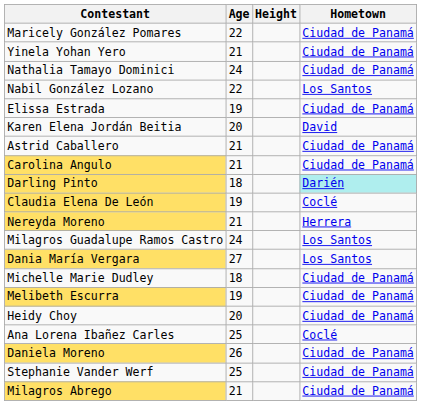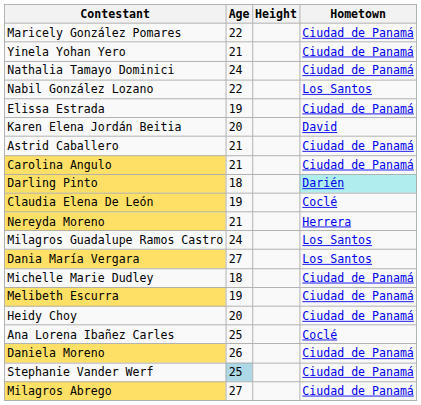(236, 372) no background -> (236, 372) lightblue background
(236, 391) 21 -> (236, 391) 27
